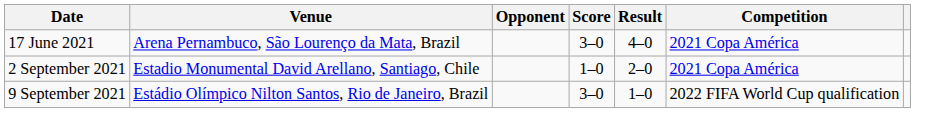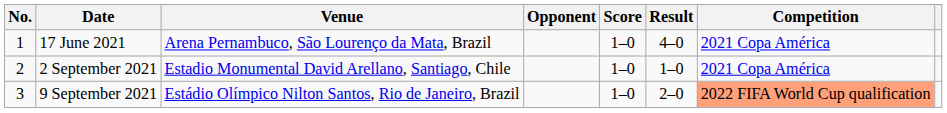+ column: (20, 17)
(591, 42) 3–0 -> (623, 42) 1–0
(640, 68) 2–0 -> (671, 68) 1–0
(591, 94) 3–0 -> (623, 94) 1–0
(640, 94) 1–0 -> (671, 94) 2–0
(784, 94) no background -> (816, 94) lightsalmon background
